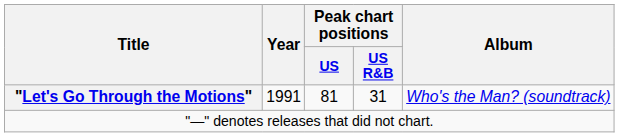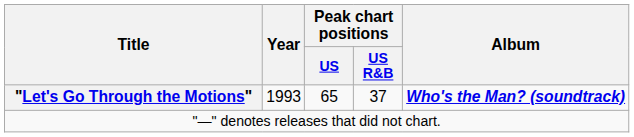(284, 97) 1991 -> (284, 97) 1993
(329, 97) 81 -> (329, 97) 65
(378, 97) 31 -> (378, 97) 37
(508, 97) normal -> (516, 97) bold
